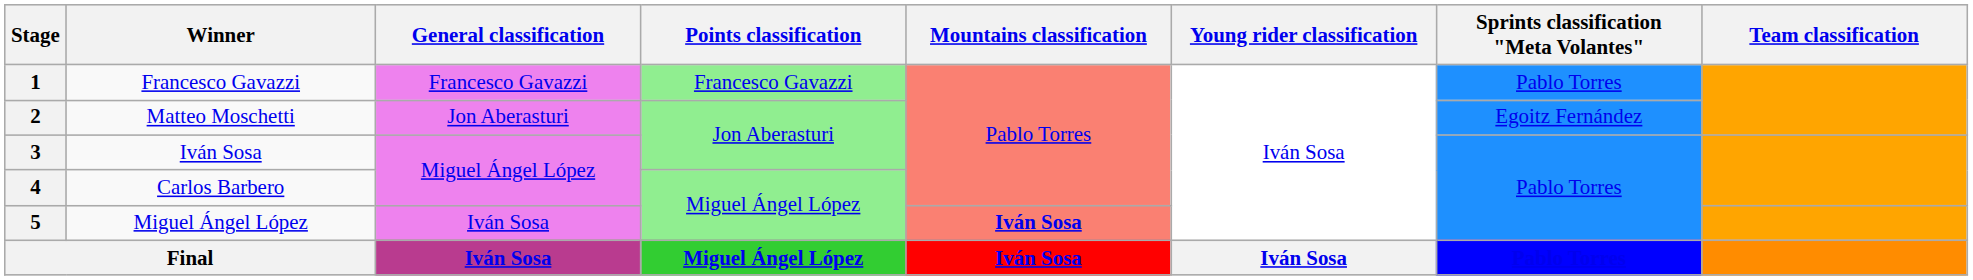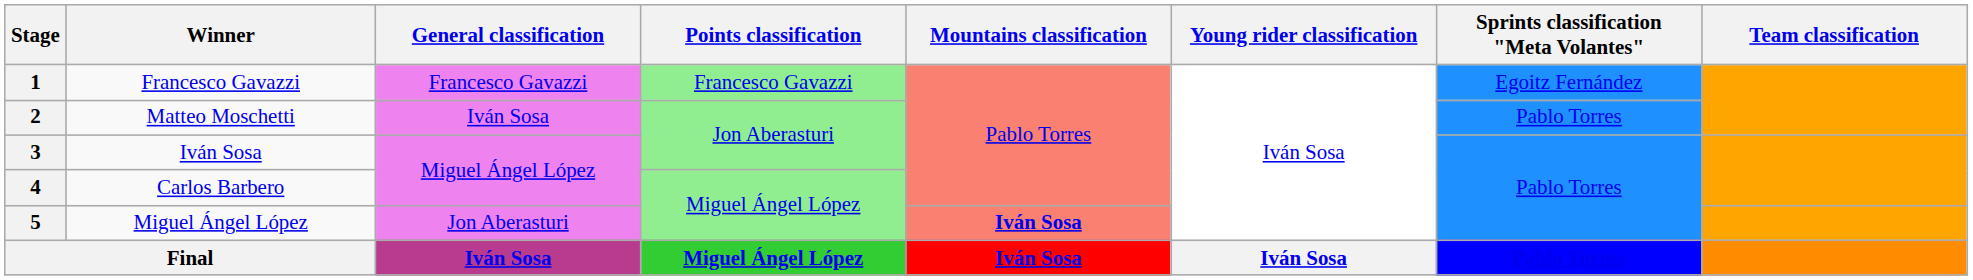(1569, 82) Pablo Torres -> (1569, 82) Egoitz Fernández
(508, 117) Jon Aberasturi -> (508, 117) Iván Sosa
(1569, 117) Egoitz Fernández -> (1569, 117) Pablo Torres
(508, 222) Iván Sosa -> (508, 222) Jon Aberasturi
